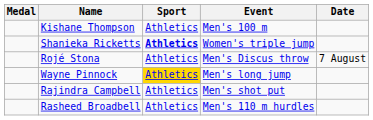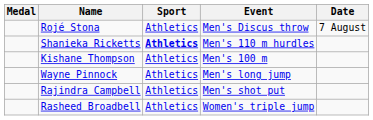rows swapped: (70, 60) <-> (88, 28)
(259, 44) Women's triple jump -> (259, 44) Men's 110 m hurdles
(172, 76) gold background -> (172, 76) no background
(259, 107) Men's 110 m hurdles -> (259, 107) Women's triple jump
